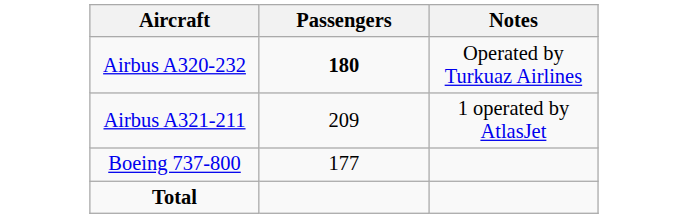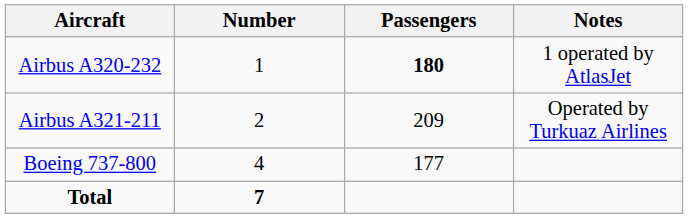+ column: (259, 20)
(513, 64) Operated by Turkuaz Airlines -> (598, 64) 1 operated by AtlasJet
(513, 120) 1 operated by AtlasJet -> (598, 120) Operated by Turkuaz Airlines
